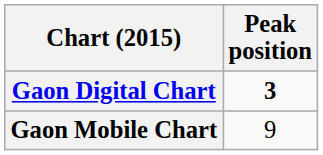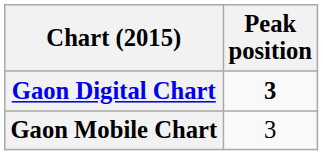(270, 129) 9 -> (270, 129) 3
